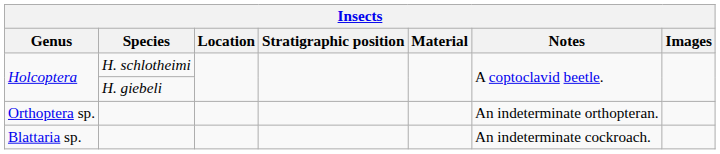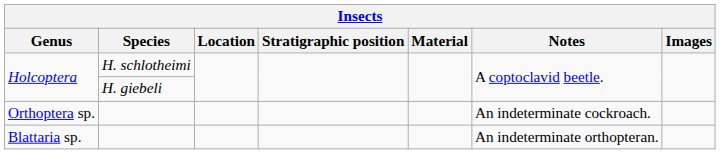(567, 112) An indeterminate orthopteran. -> (563, 112) An indeterminate cockroach.
(563, 137) An indeterminate cockroach. -> (567, 137) An indeterminate orthopteran.
